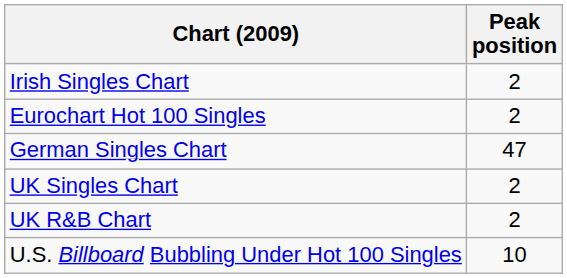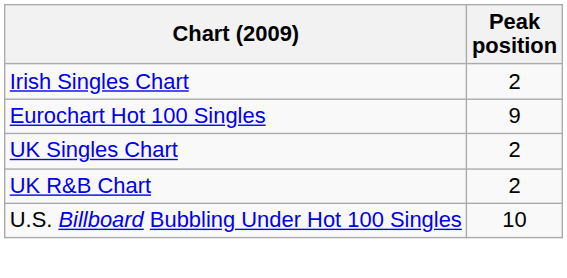(515, 116) 2 -> (515, 116) 9
- row: (118, 150)
